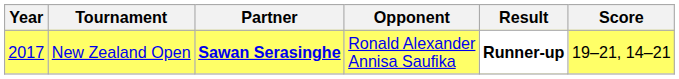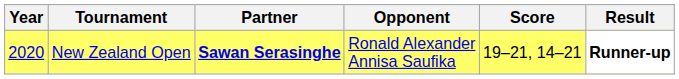columns swapped: (621, 18) <-> (524, 18)
(26, 52) 2017 -> (26, 52) 2020
